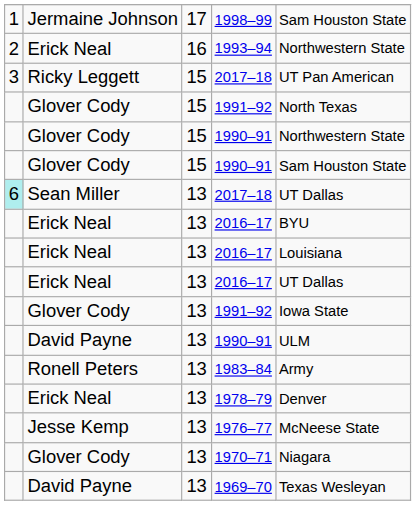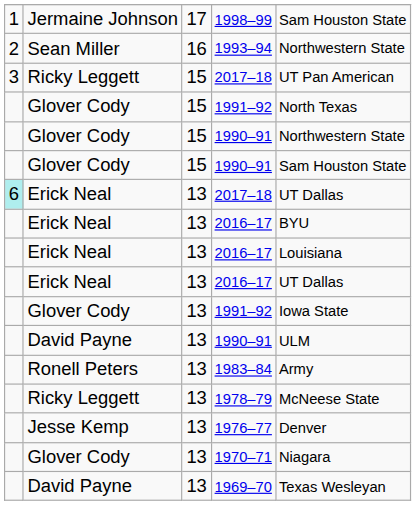(69, 48) Erick Neal -> (74, 48) Sean Miller
(74, 194) Sean Miller -> (69, 194) Erick Neal
(69, 398) Erick Neal -> (83, 398) Ricky Leggett
(303, 399) Denver -> (329, 399) McNeese State
(329, 428) McNeese State -> (303, 428) Denver
